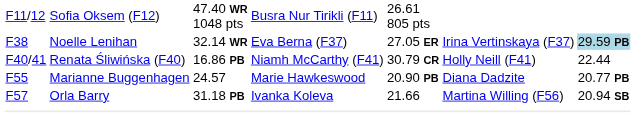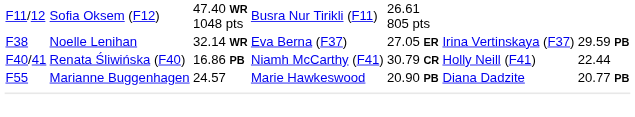(604, 41) lightblue background -> (604, 41) no background
- row: (17, 95)
